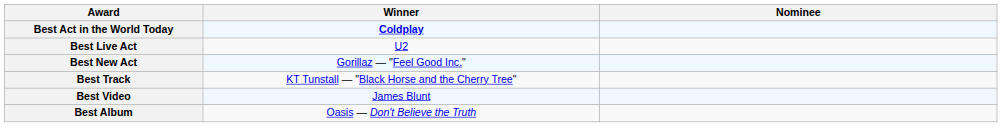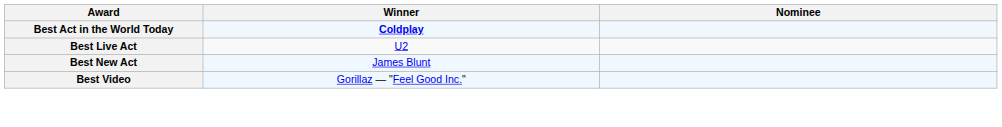(401, 63) Gorillaz — "Feel Good Inc." -> (401, 63) James Blunt
- row: (104, 79)
(401, 96) James Blunt -> (401, 79) Gorillaz — "Feel Good Inc."
- row: (104, 113)
